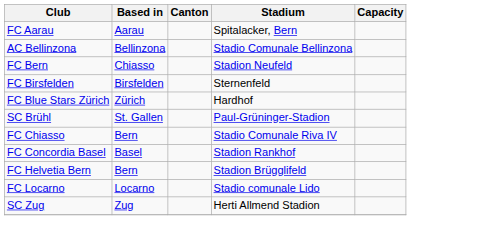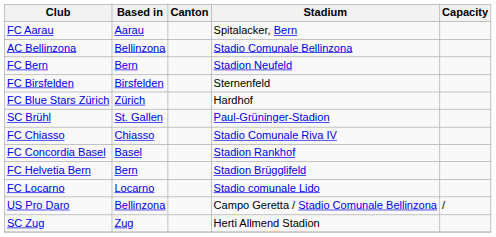(134, 65) Chiasso -> (126, 65) Bern
(126, 135) Bern -> (134, 135) Chiasso
+ row: (38, 205)
